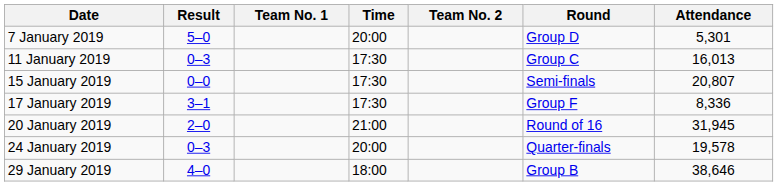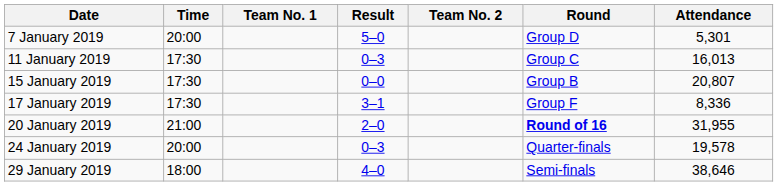columns swapped: (379, 15) <-> (199, 15)
(561, 81) Semi-finals -> (552, 81) Group B
(564, 125) normal -> (567, 125) bold
(713, 125) 31,945 -> (713, 125) 31,955
(552, 170) Group B -> (561, 170) Semi-finals
